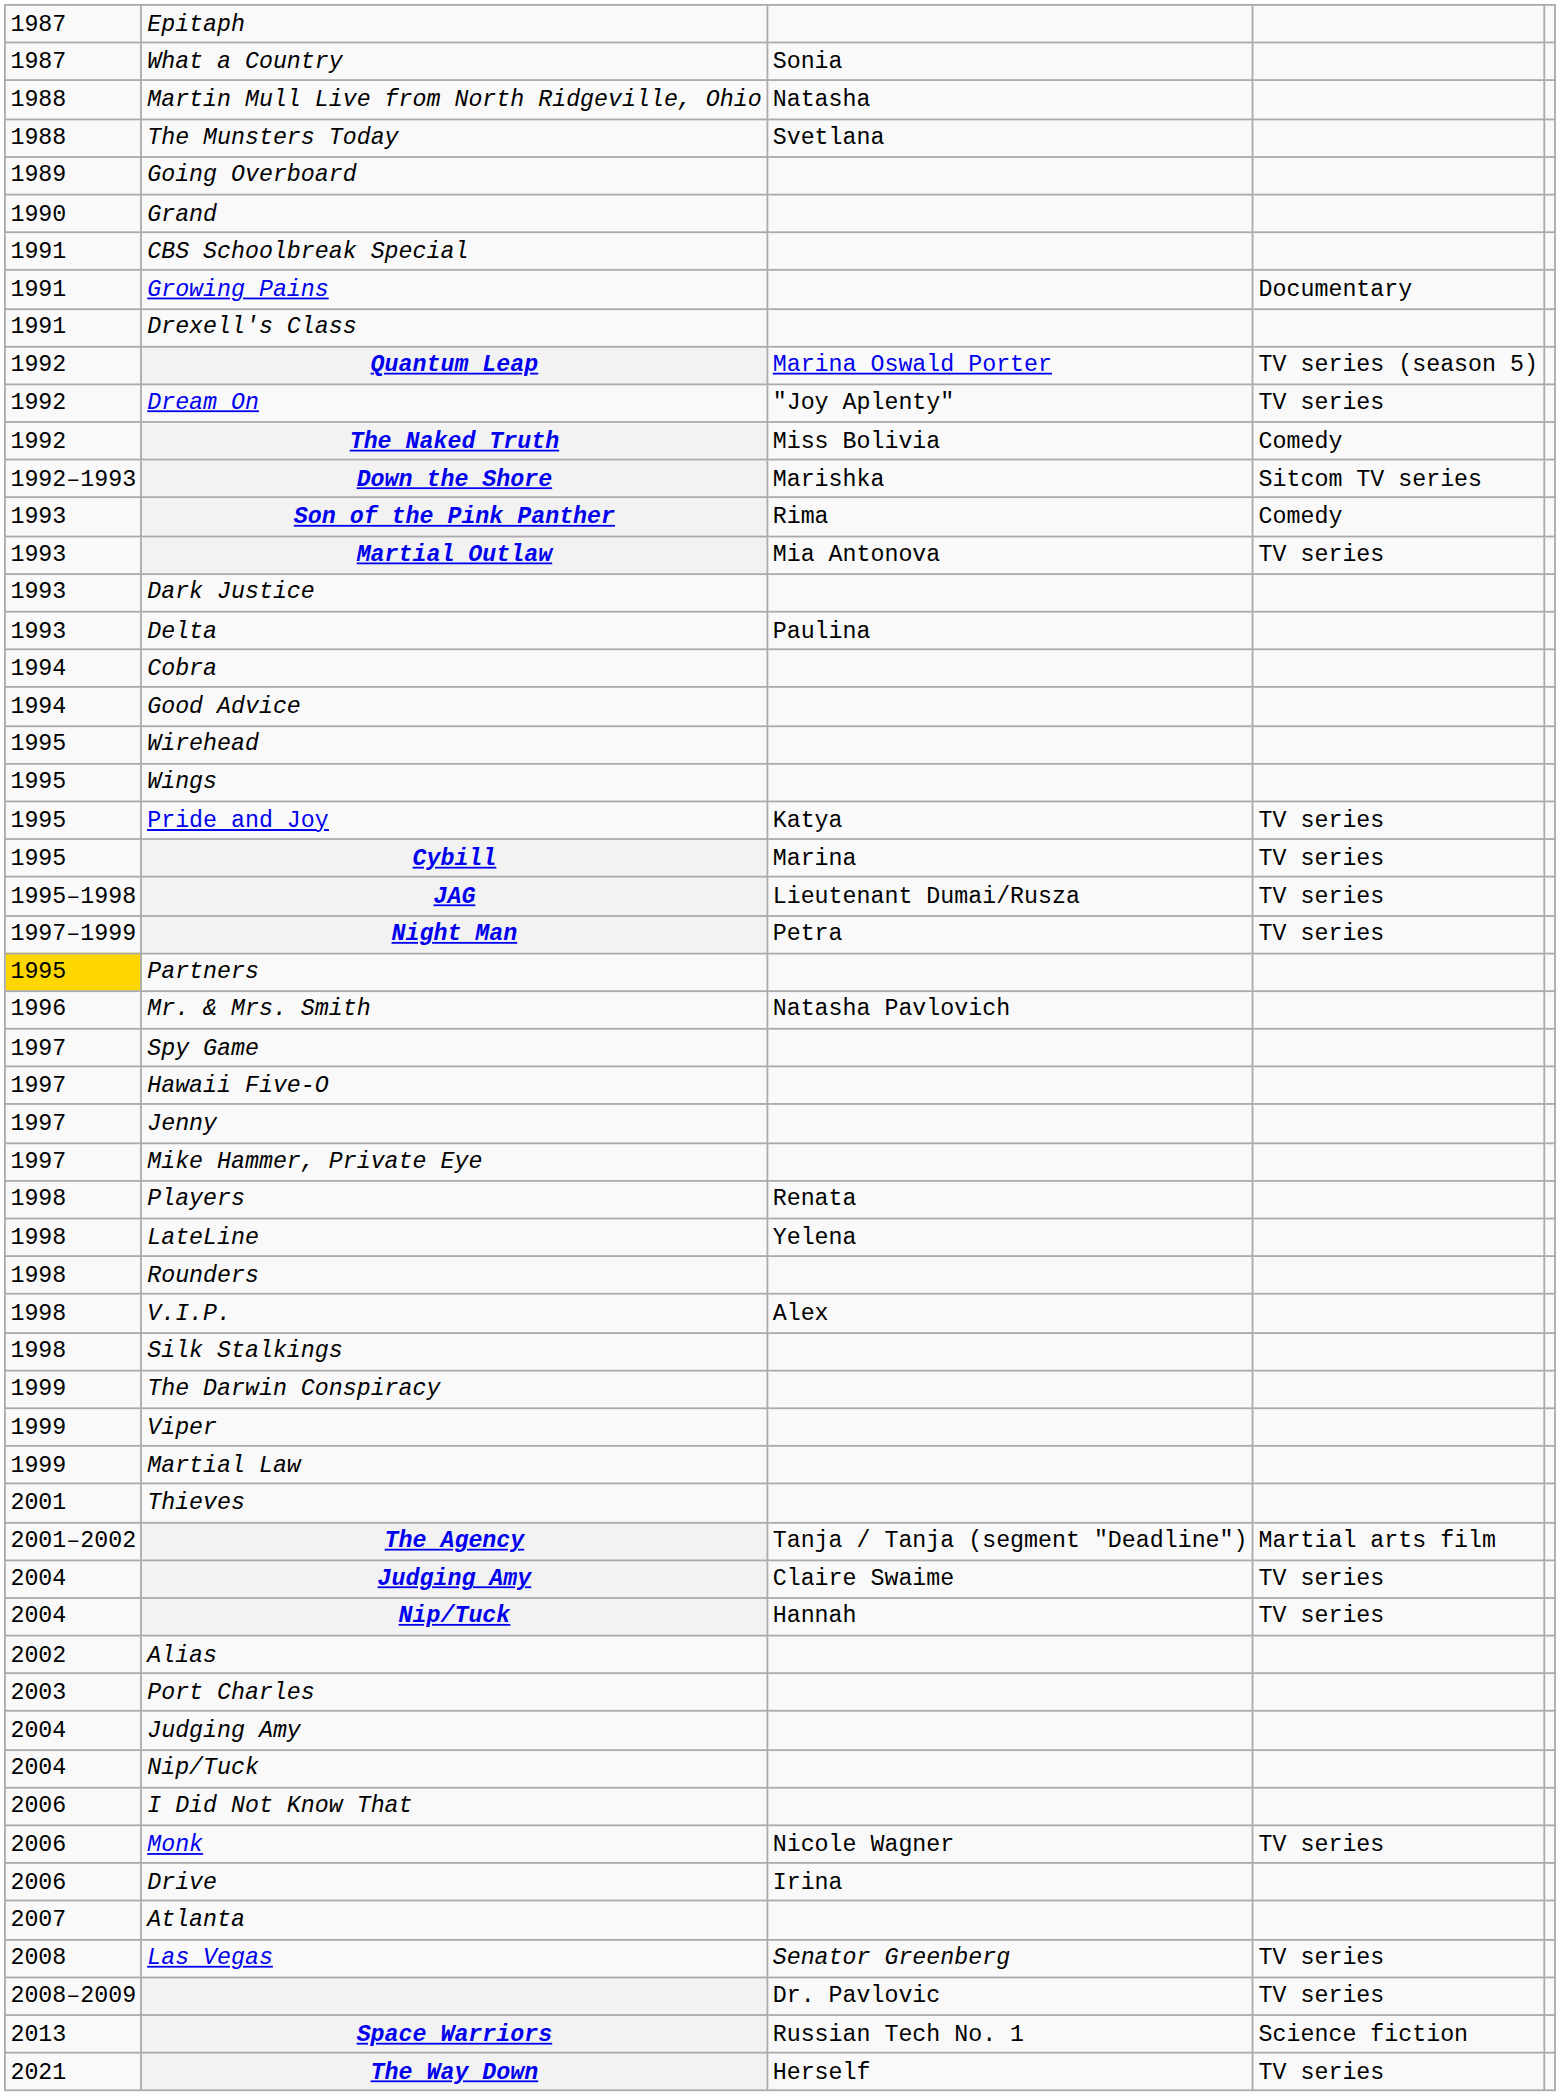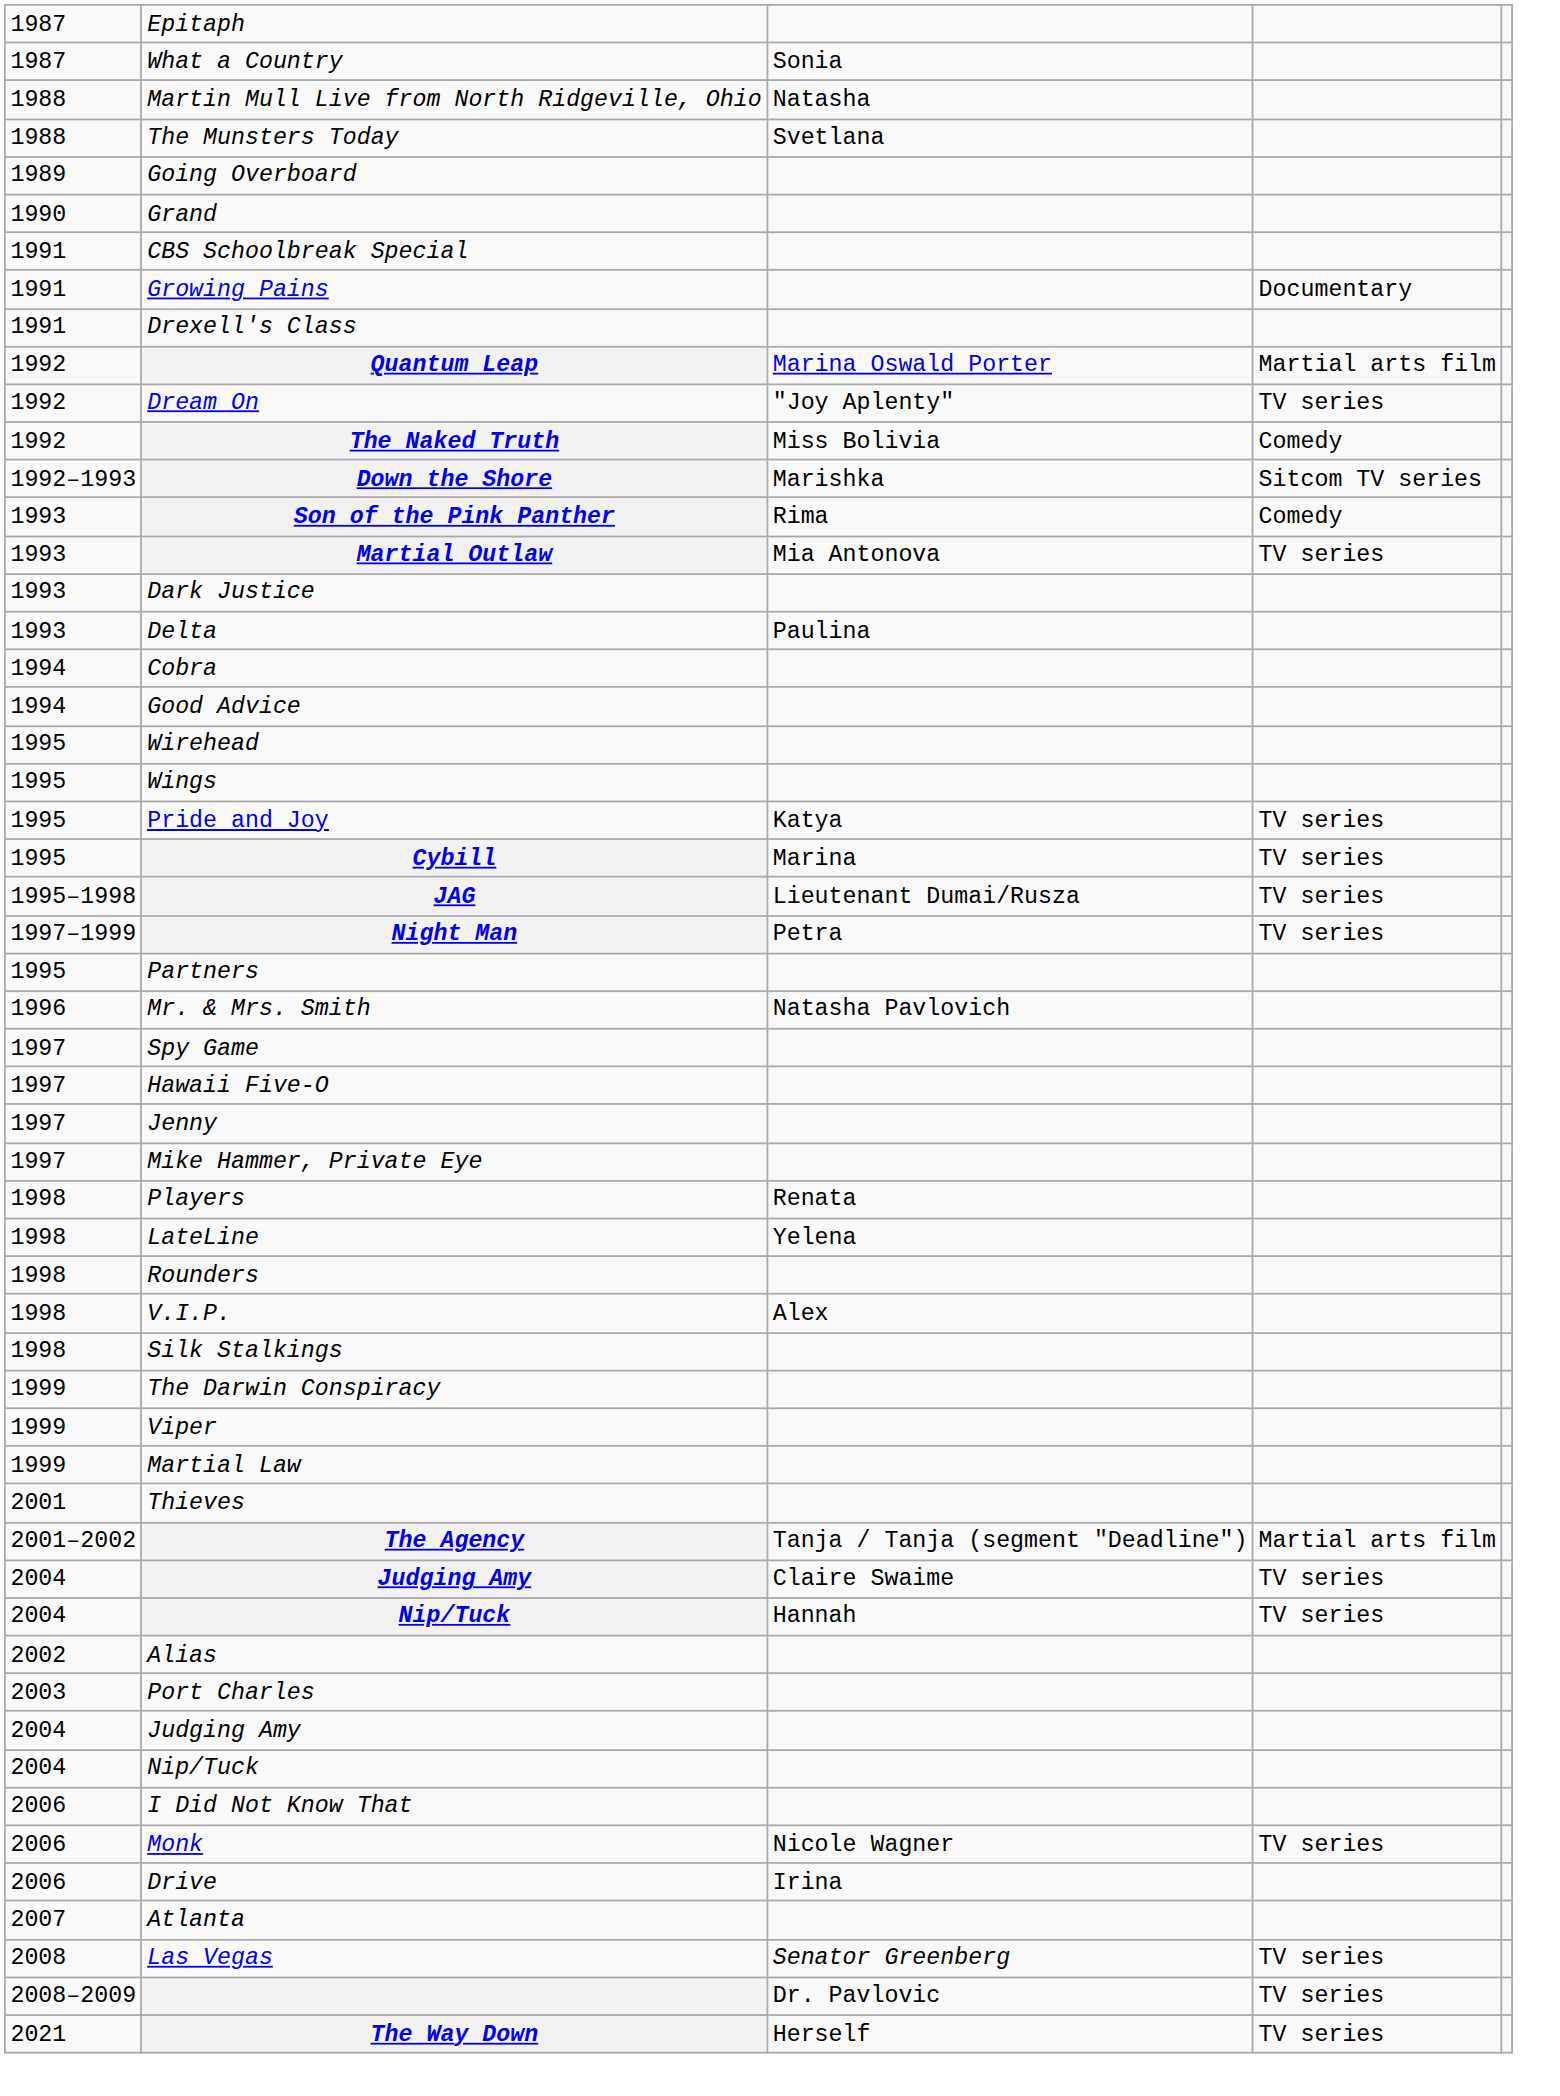(1398, 365) TV series (season 5) -> (1377, 365) Martial arts film
(38, 972) gold background -> (38, 972) no background
- row: (454, 2034)
